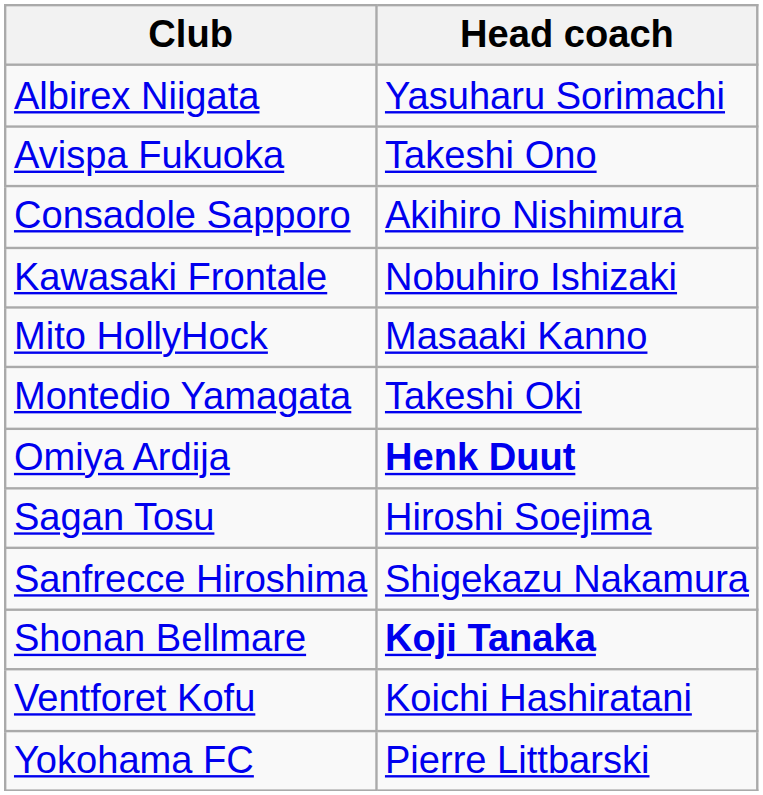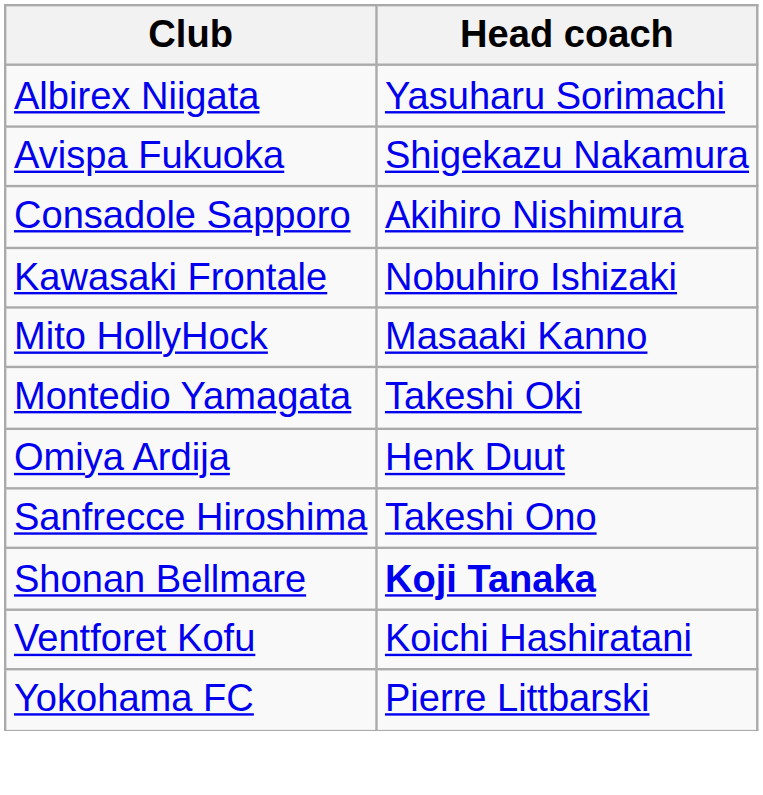(491, 155) Takeshi Ono -> (567, 155) Shigekazu Nakamura
(480, 457) bold -> (475, 457) normal
- row: (114, 517)
(567, 578) Shigekazu Nakamura -> (491, 517) Takeshi Ono
